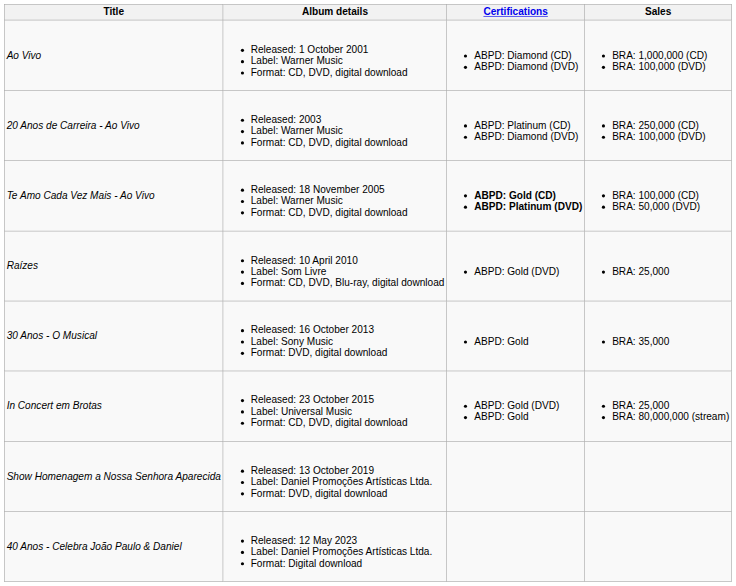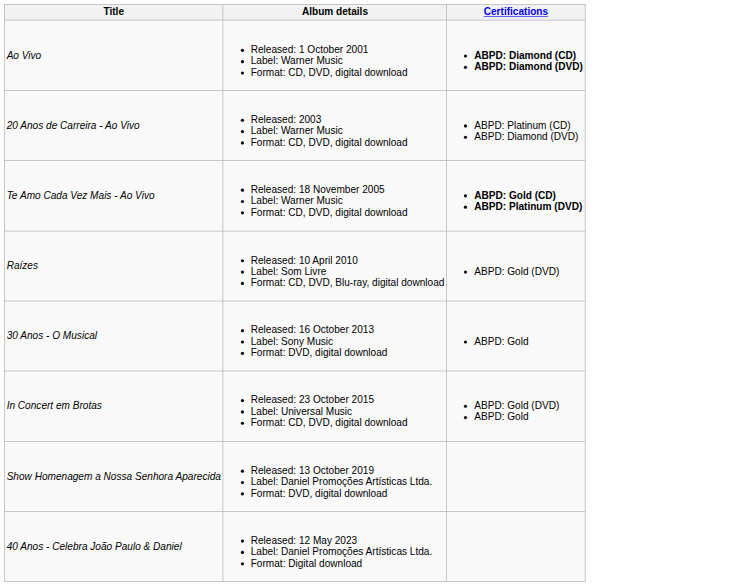- column: (658, 12)
(516, 61) normal -> (516, 61) bold
